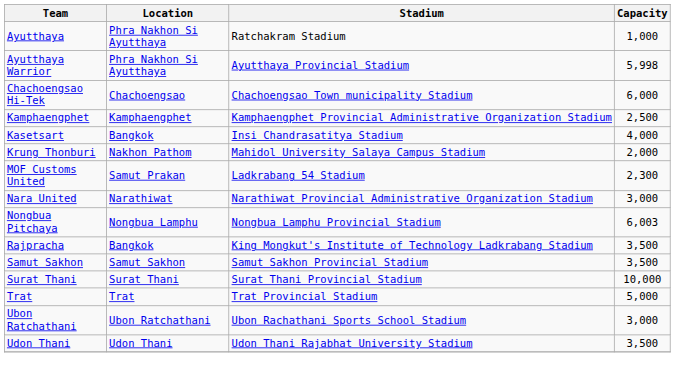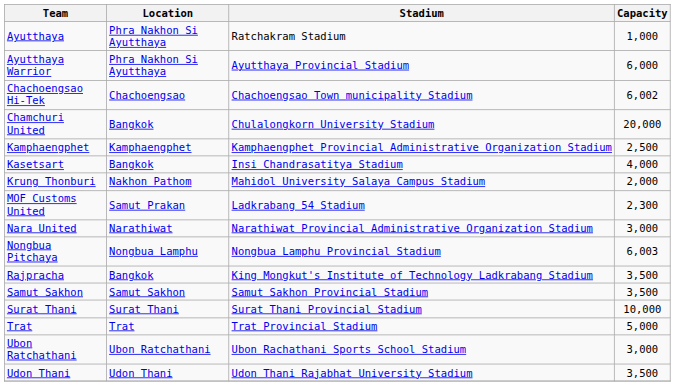(642, 66) 5,998 -> (642, 66) 6,000
(642, 95) 6,000 -> (642, 95) 6,002
+ row: (35, 124)
